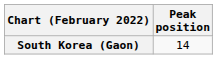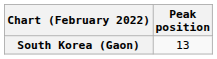(183, 45) 14 -> (183, 45) 13
